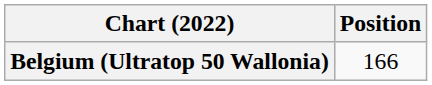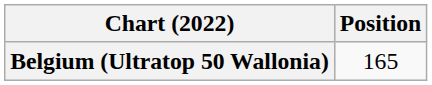(380, 60) 166 -> (380, 60) 165
